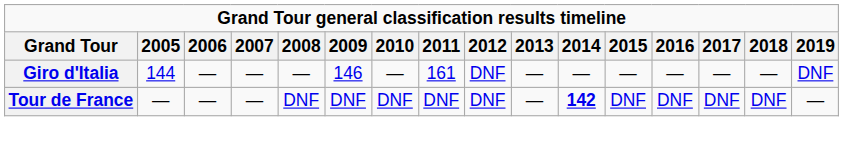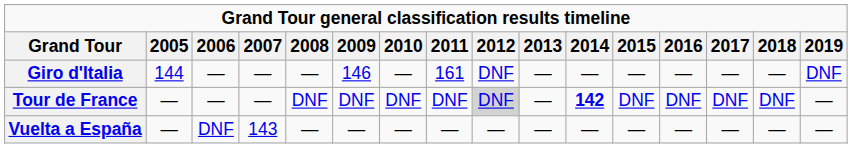(488, 101) no background -> (496, 101) lightgrey background
+ row: (75, 128)
